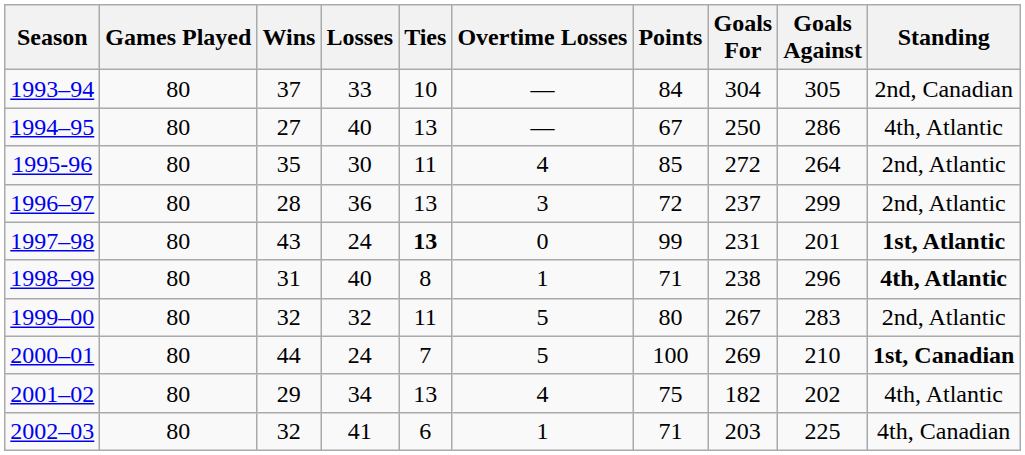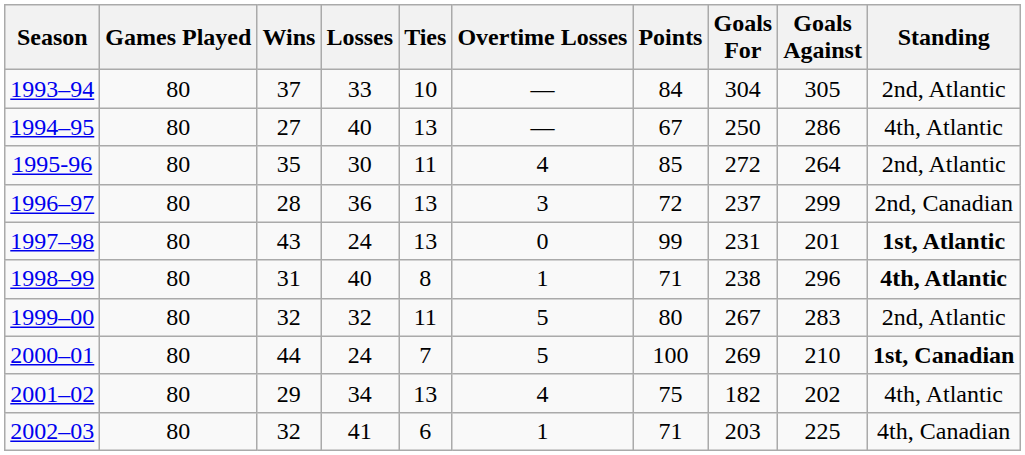(944, 88) 2nd, Canadian -> (944, 88) 2nd, Atlantic
(944, 202) 2nd, Atlantic -> (944, 202) 2nd, Canadian
(425, 240) bold -> (425, 240) normal
